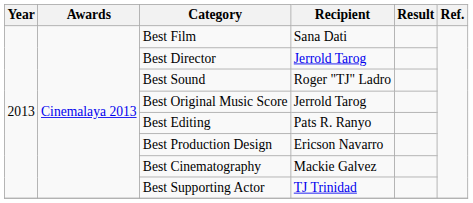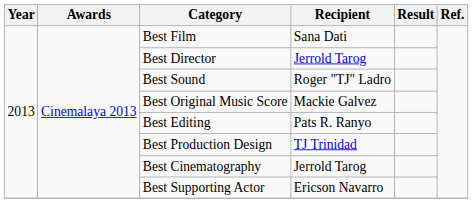(330, 101) Jerrold Tarog -> (335, 101) Mackie Galvez
(339, 144) Ericson Navarro -> (325, 144) TJ Trinidad
(335, 166) Mackie Galvez -> (330, 166) Jerrold Tarog
(325, 187) TJ Trinidad -> (339, 187) Ericson Navarro
